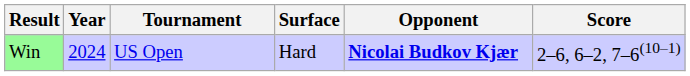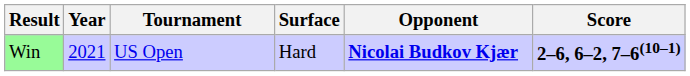(87, 51) 2024 -> (87, 51) 2021
(609, 51) normal -> (609, 51) bold
